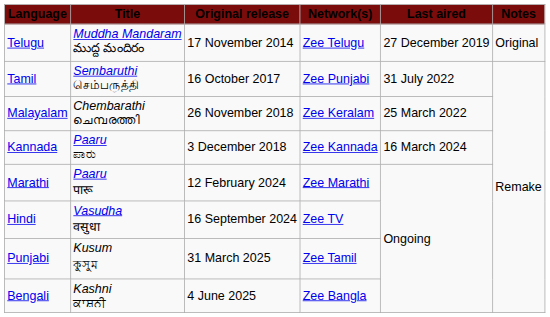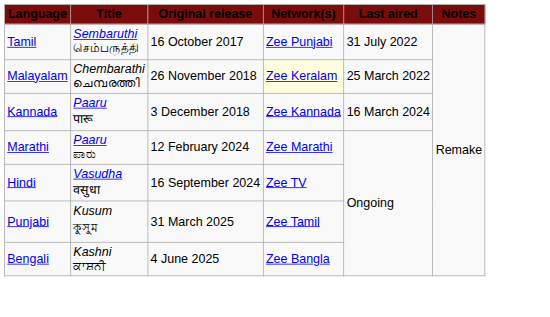- row: (26, 42)
(338, 113) no background -> (302, 76) lightyellow background
(90, 147) Paaru ಪಾರು -> (90, 111) Paaru पारू
(90, 182) Paaru पारू -> (90, 147) Paaru ಪಾರು
